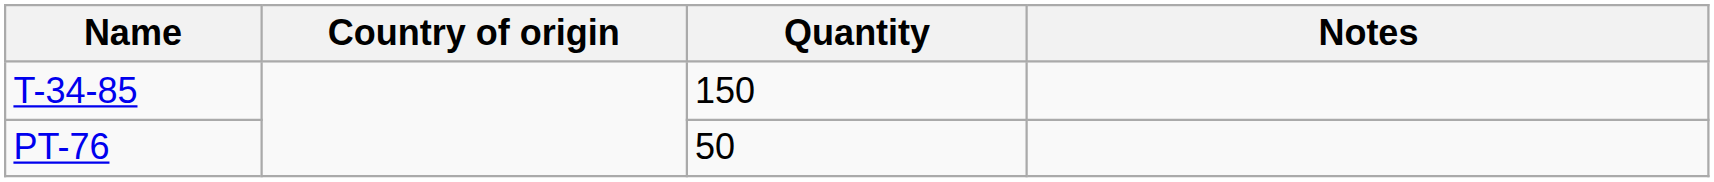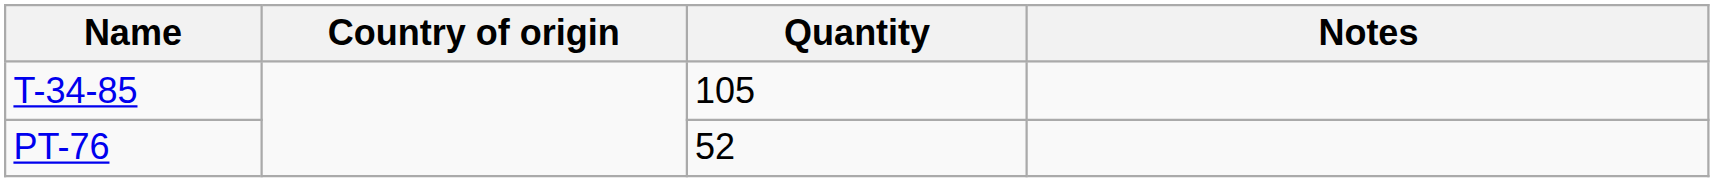(725, 90) 150 -> (725, 90) 105
(715, 147) 50 -> (715, 147) 52
